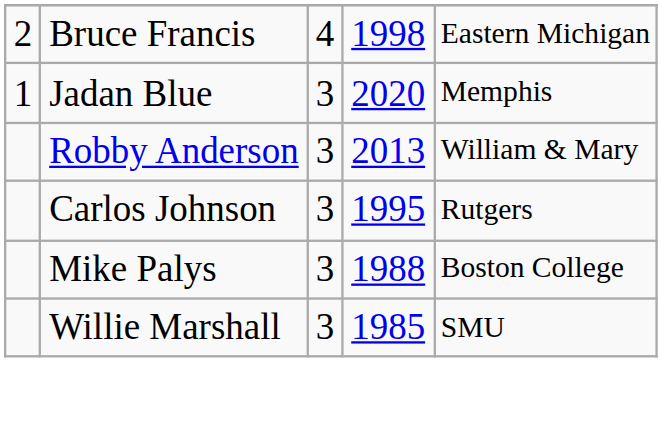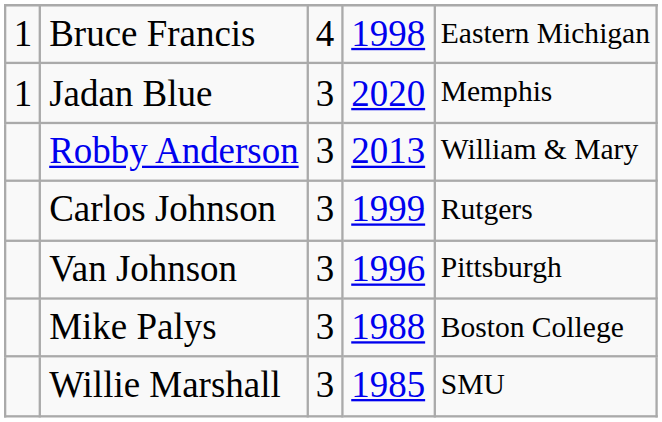(23, 33) 2 -> (23, 33) 1
(388, 209) 1995 -> (388, 209) 1999
+ row: (143, 268)
